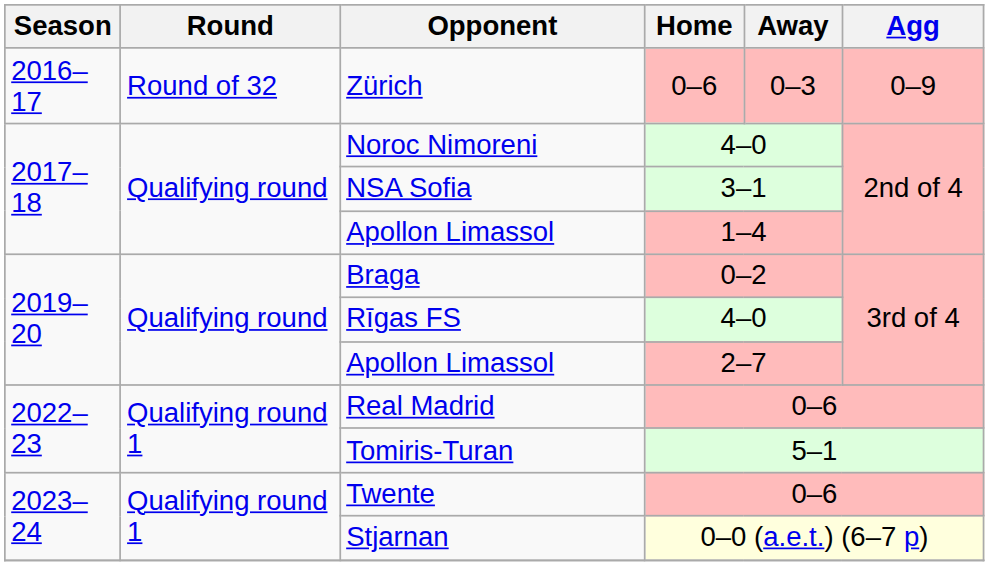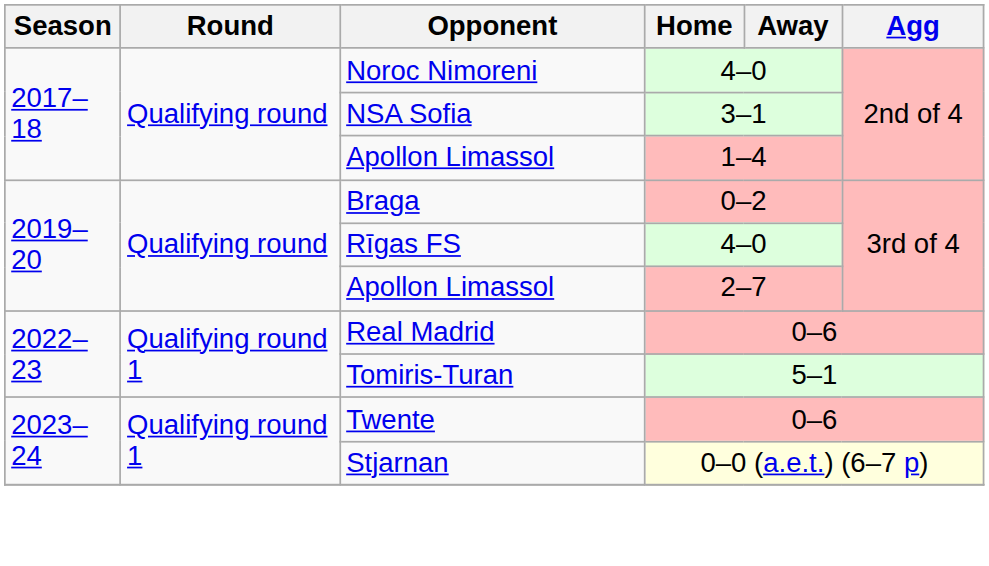- row: (384, 85)
